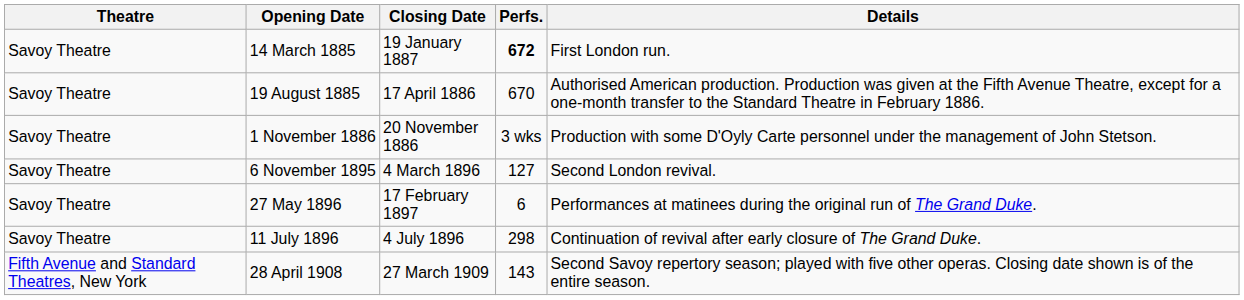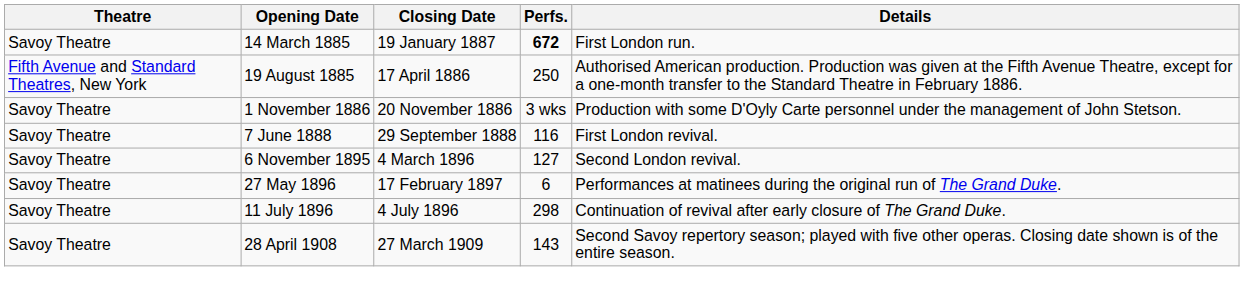(60, 94) Savoy Theatre -> (102, 76) Fifth Avenue and Standard Theatres, New York
(521, 94) 670 -> (546, 76) 250
+ row: (288, 135)
(102, 273) Fifth Avenue and Standard Theatres, New York -> (60, 244) Savoy Theatre
